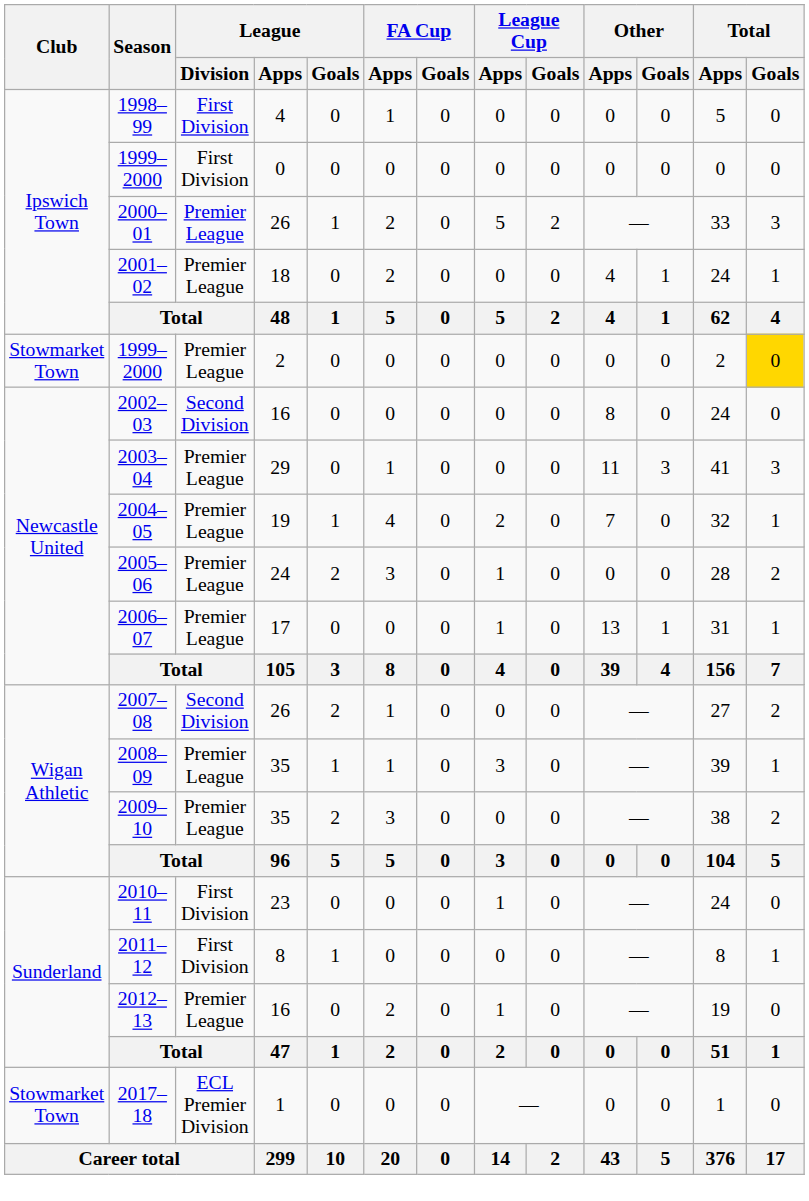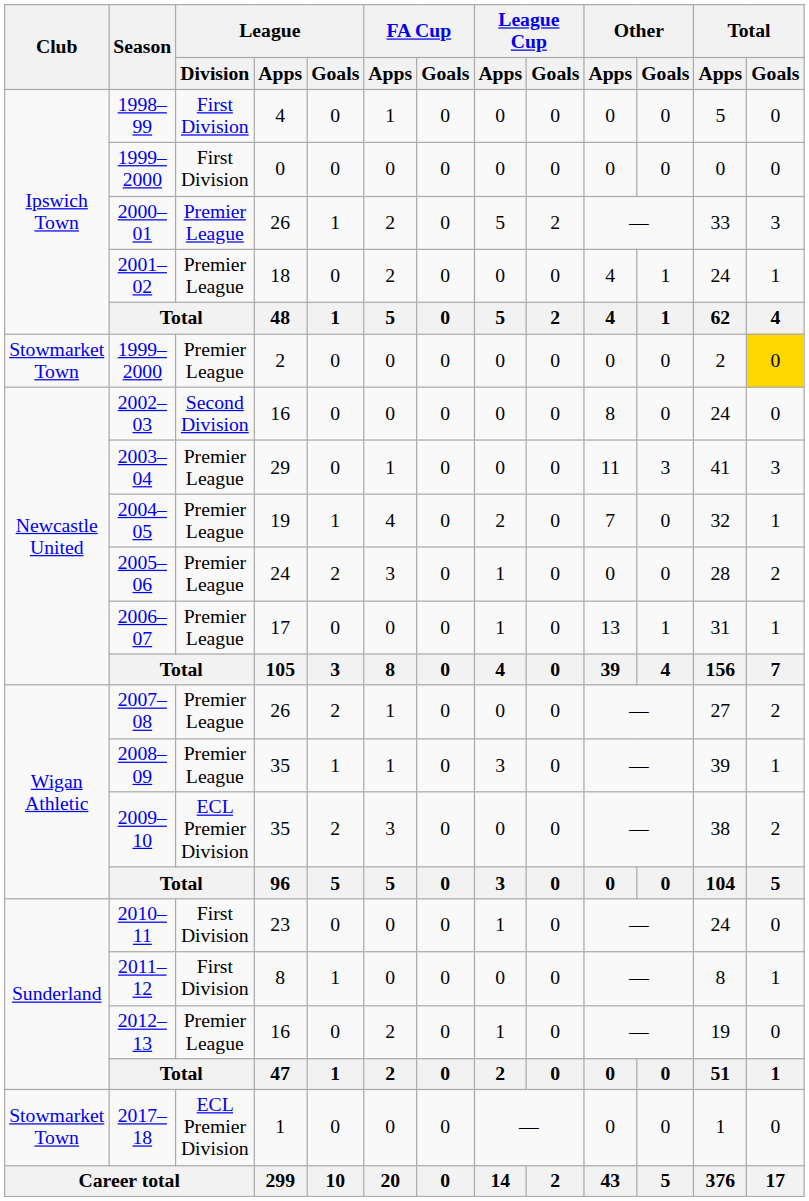(215, 711) Second Division -> (215, 711) Premier League
(215, 818) Premier League -> (215, 829) ECL Premier Division
